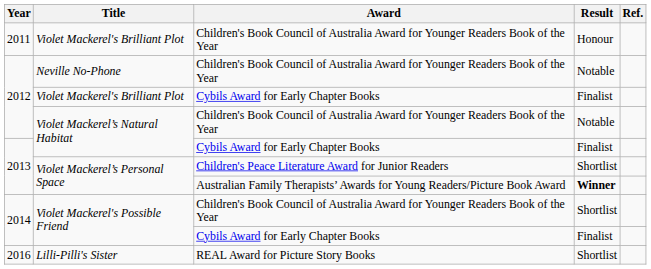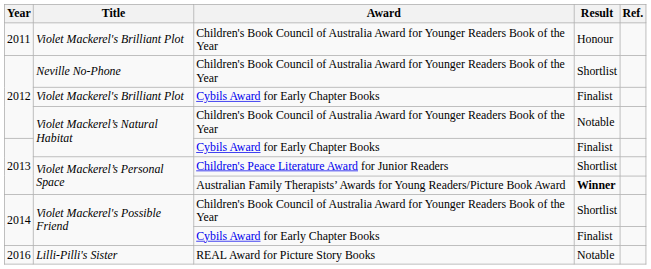(596, 71) Notable -> (597, 71) Shortlist
(597, 254) Shortlist -> (596, 254) Notable
